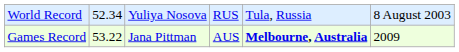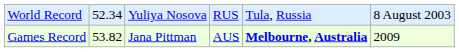(107, 36) 53.22 -> (107, 36) 53.82
